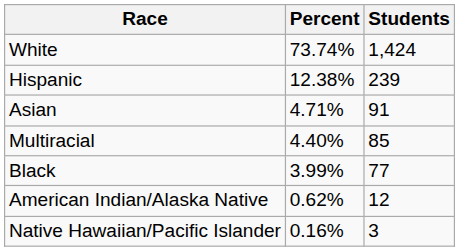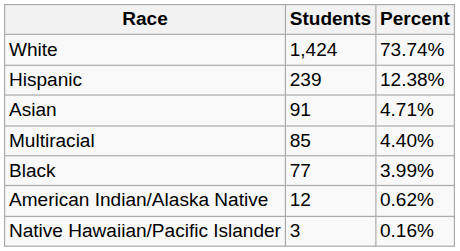columns swapped: (325, 19) <-> (409, 19)
